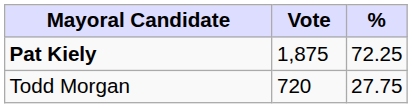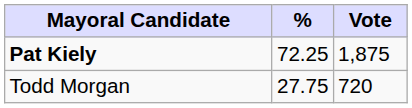columns swapped: (309, 20) <-> (377, 20)
